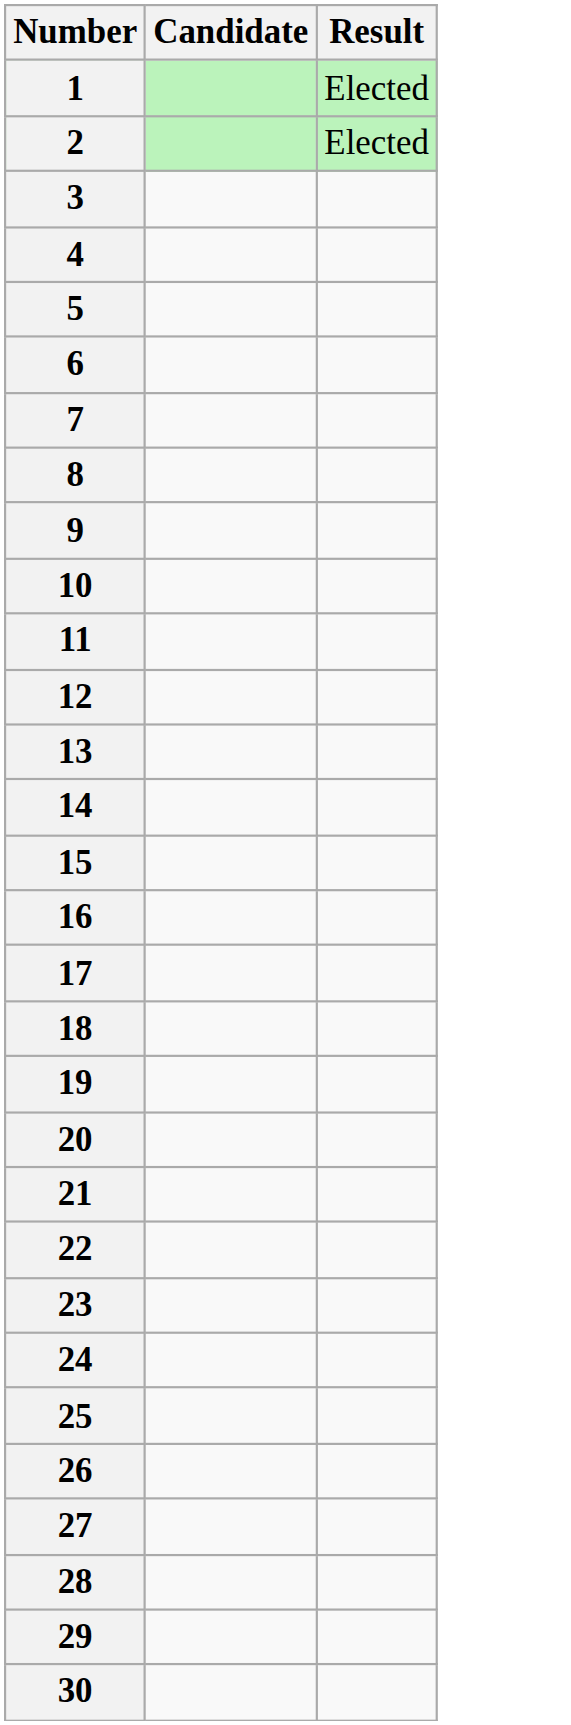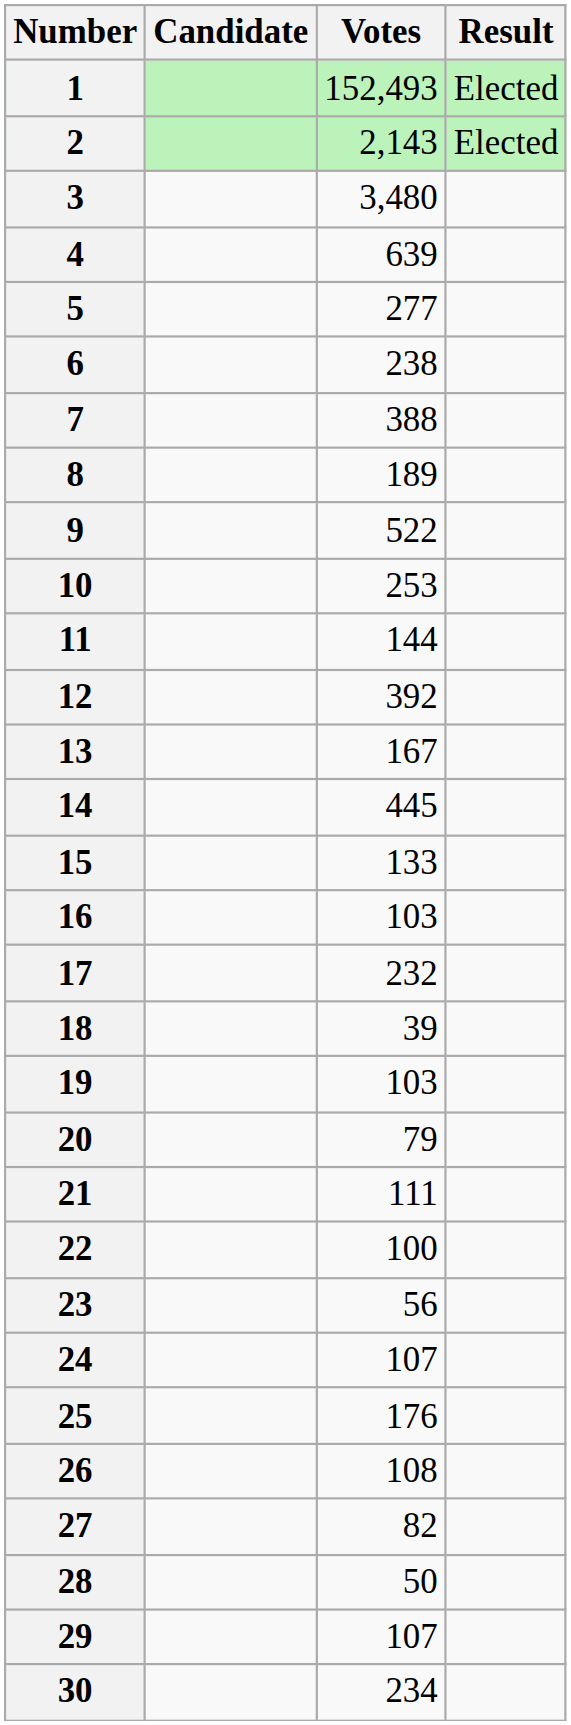+ column: (381, 32)
